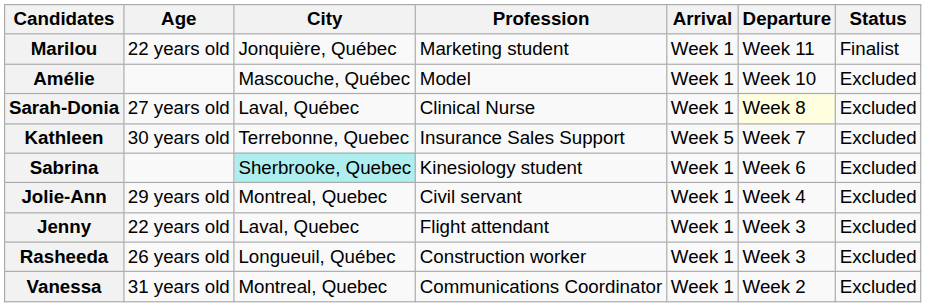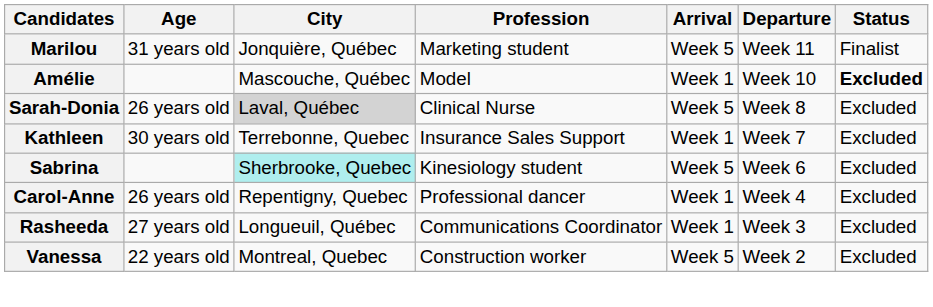(179, 49) 22 years old -> (179, 49) 31 years old
(702, 49) Week 1 -> (702, 49) Week 5
(878, 78) normal -> (881, 78) bold
(179, 108) 27 years old -> (179, 108) 26 years old
(299, 108) no background -> (299, 108) lightgrey background
(702, 108) Week 1 -> (702, 108) Week 5
(774, 108) lightyellow background -> (774, 108) no background
(702, 138) Week 5 -> (702, 138) Week 1
(702, 167) Week 1 -> (702, 167) Week 5
+ row: (64, 197)
- row: (64, 197)
- row: (64, 227)
(179, 256) 26 years old -> (179, 227) 27 years old
(503, 256) Construction worker -> (541, 227) Communications Coordinator
(179, 286) 31 years old -> (179, 256) 22 years old
(541, 286) Communications Coordinator -> (503, 256) Construction worker
(702, 286) Week 1 -> (702, 256) Week 5
